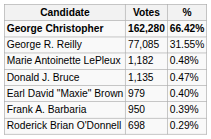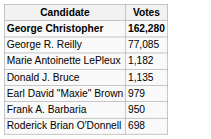- column: (187, 12)
